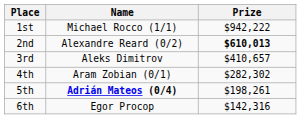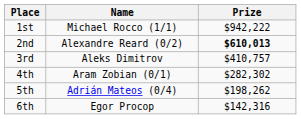(247, 59) $410,657 -> (247, 59) $410,757
(122, 91) bold -> (122, 91) normal
(247, 91) $198,261 -> (247, 91) $198,262
